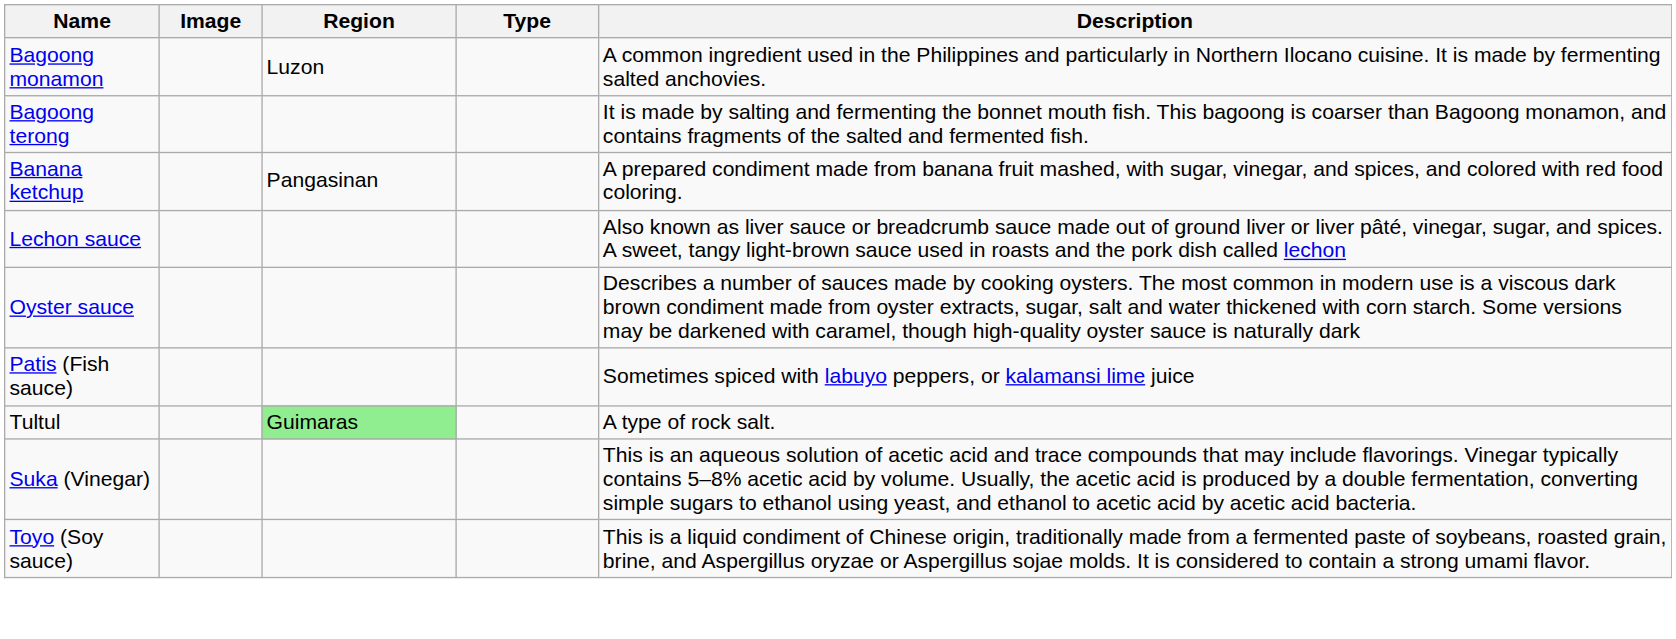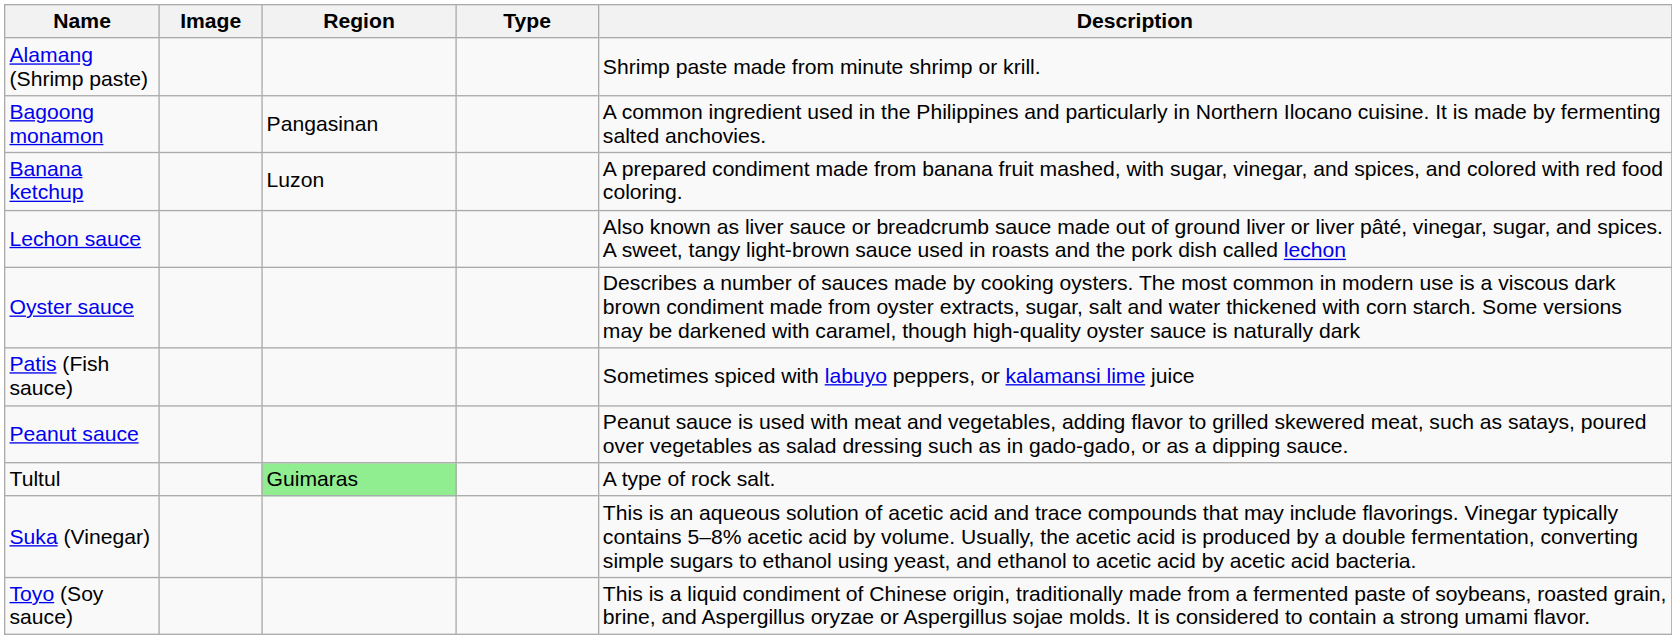+ row: (79, 66)
(295, 66) Luzon -> (322, 123) Pangasinan
- row: (52, 123)
(322, 181) Pangasinan -> (295, 181) Luzon
+ row: (74, 433)
